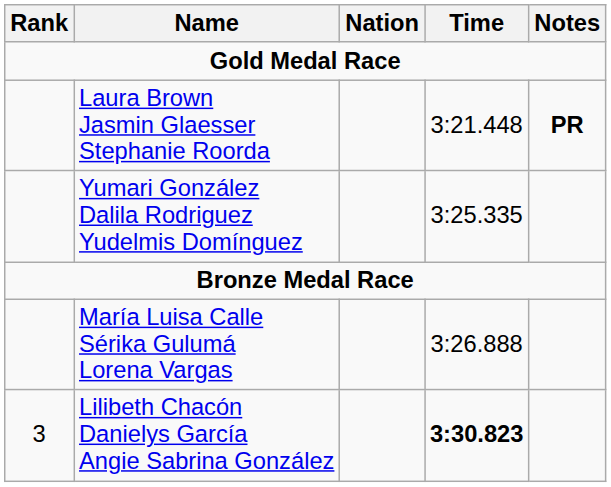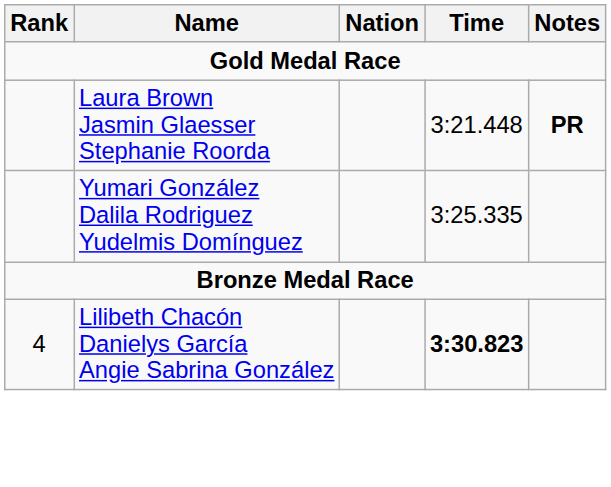- row: (171, 344)
(39, 435) 3 -> (39, 344) 4
